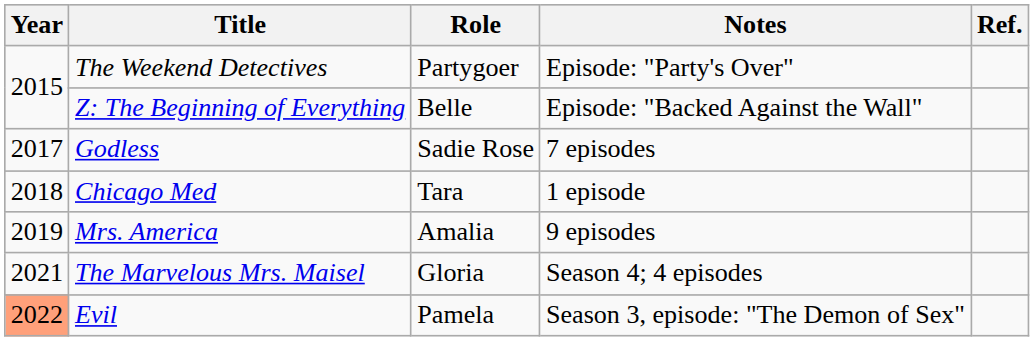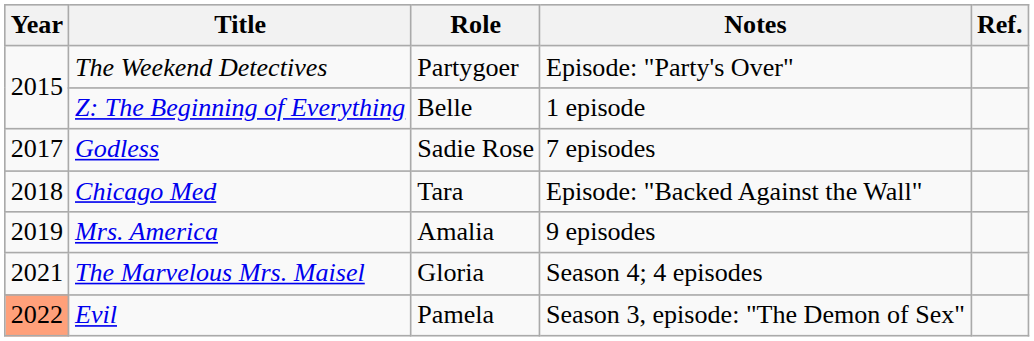(734, 107) Episode: "Backed Against the Wall" -> (596, 107) 1 episode
(596, 190) 1 episode -> (734, 190) Episode: "Backed Against the Wall"
